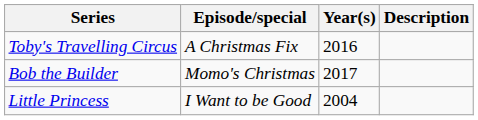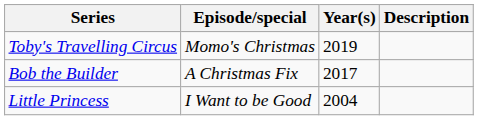(242, 45) A Christmas Fix -> (250, 45) Momo's Christmas
(340, 45) 2016 -> (340, 45) 2019
(250, 73) Momo's Christmas -> (242, 73) A Christmas Fix
